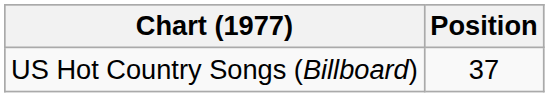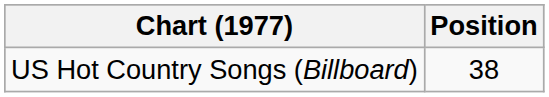(484, 69) 37 -> (484, 69) 38
